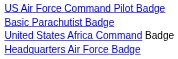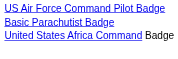- row: (72, 50)
